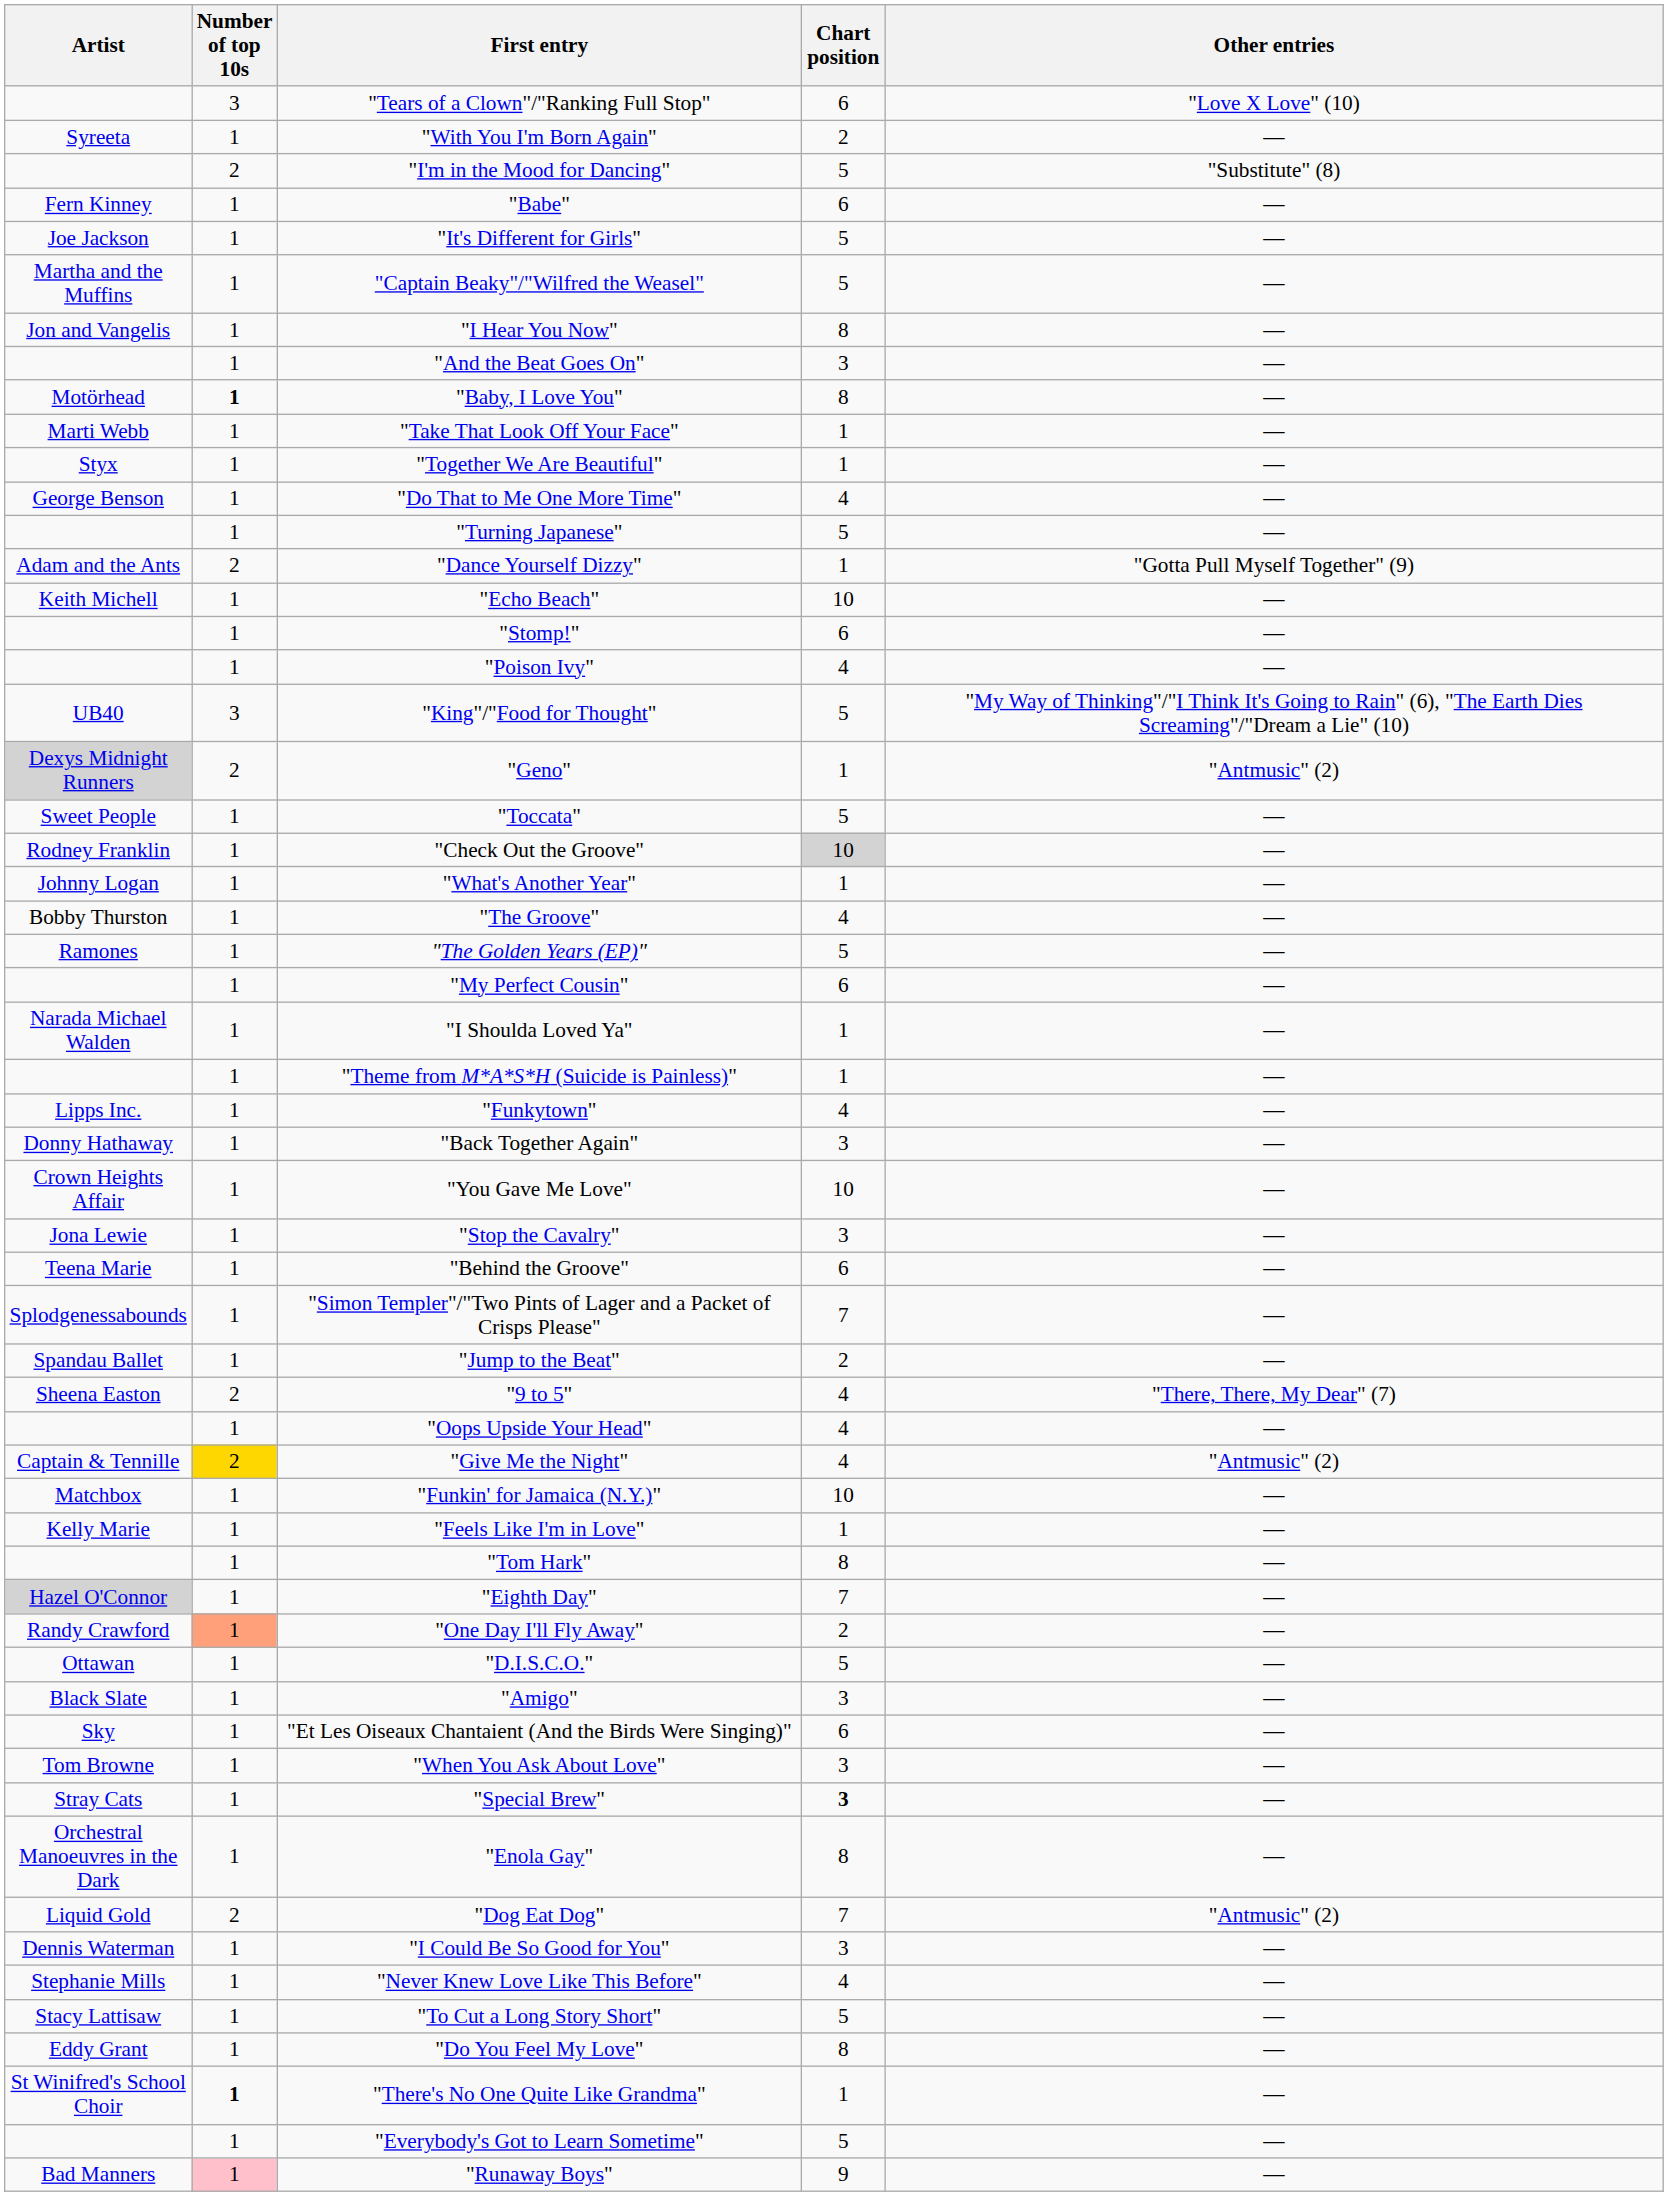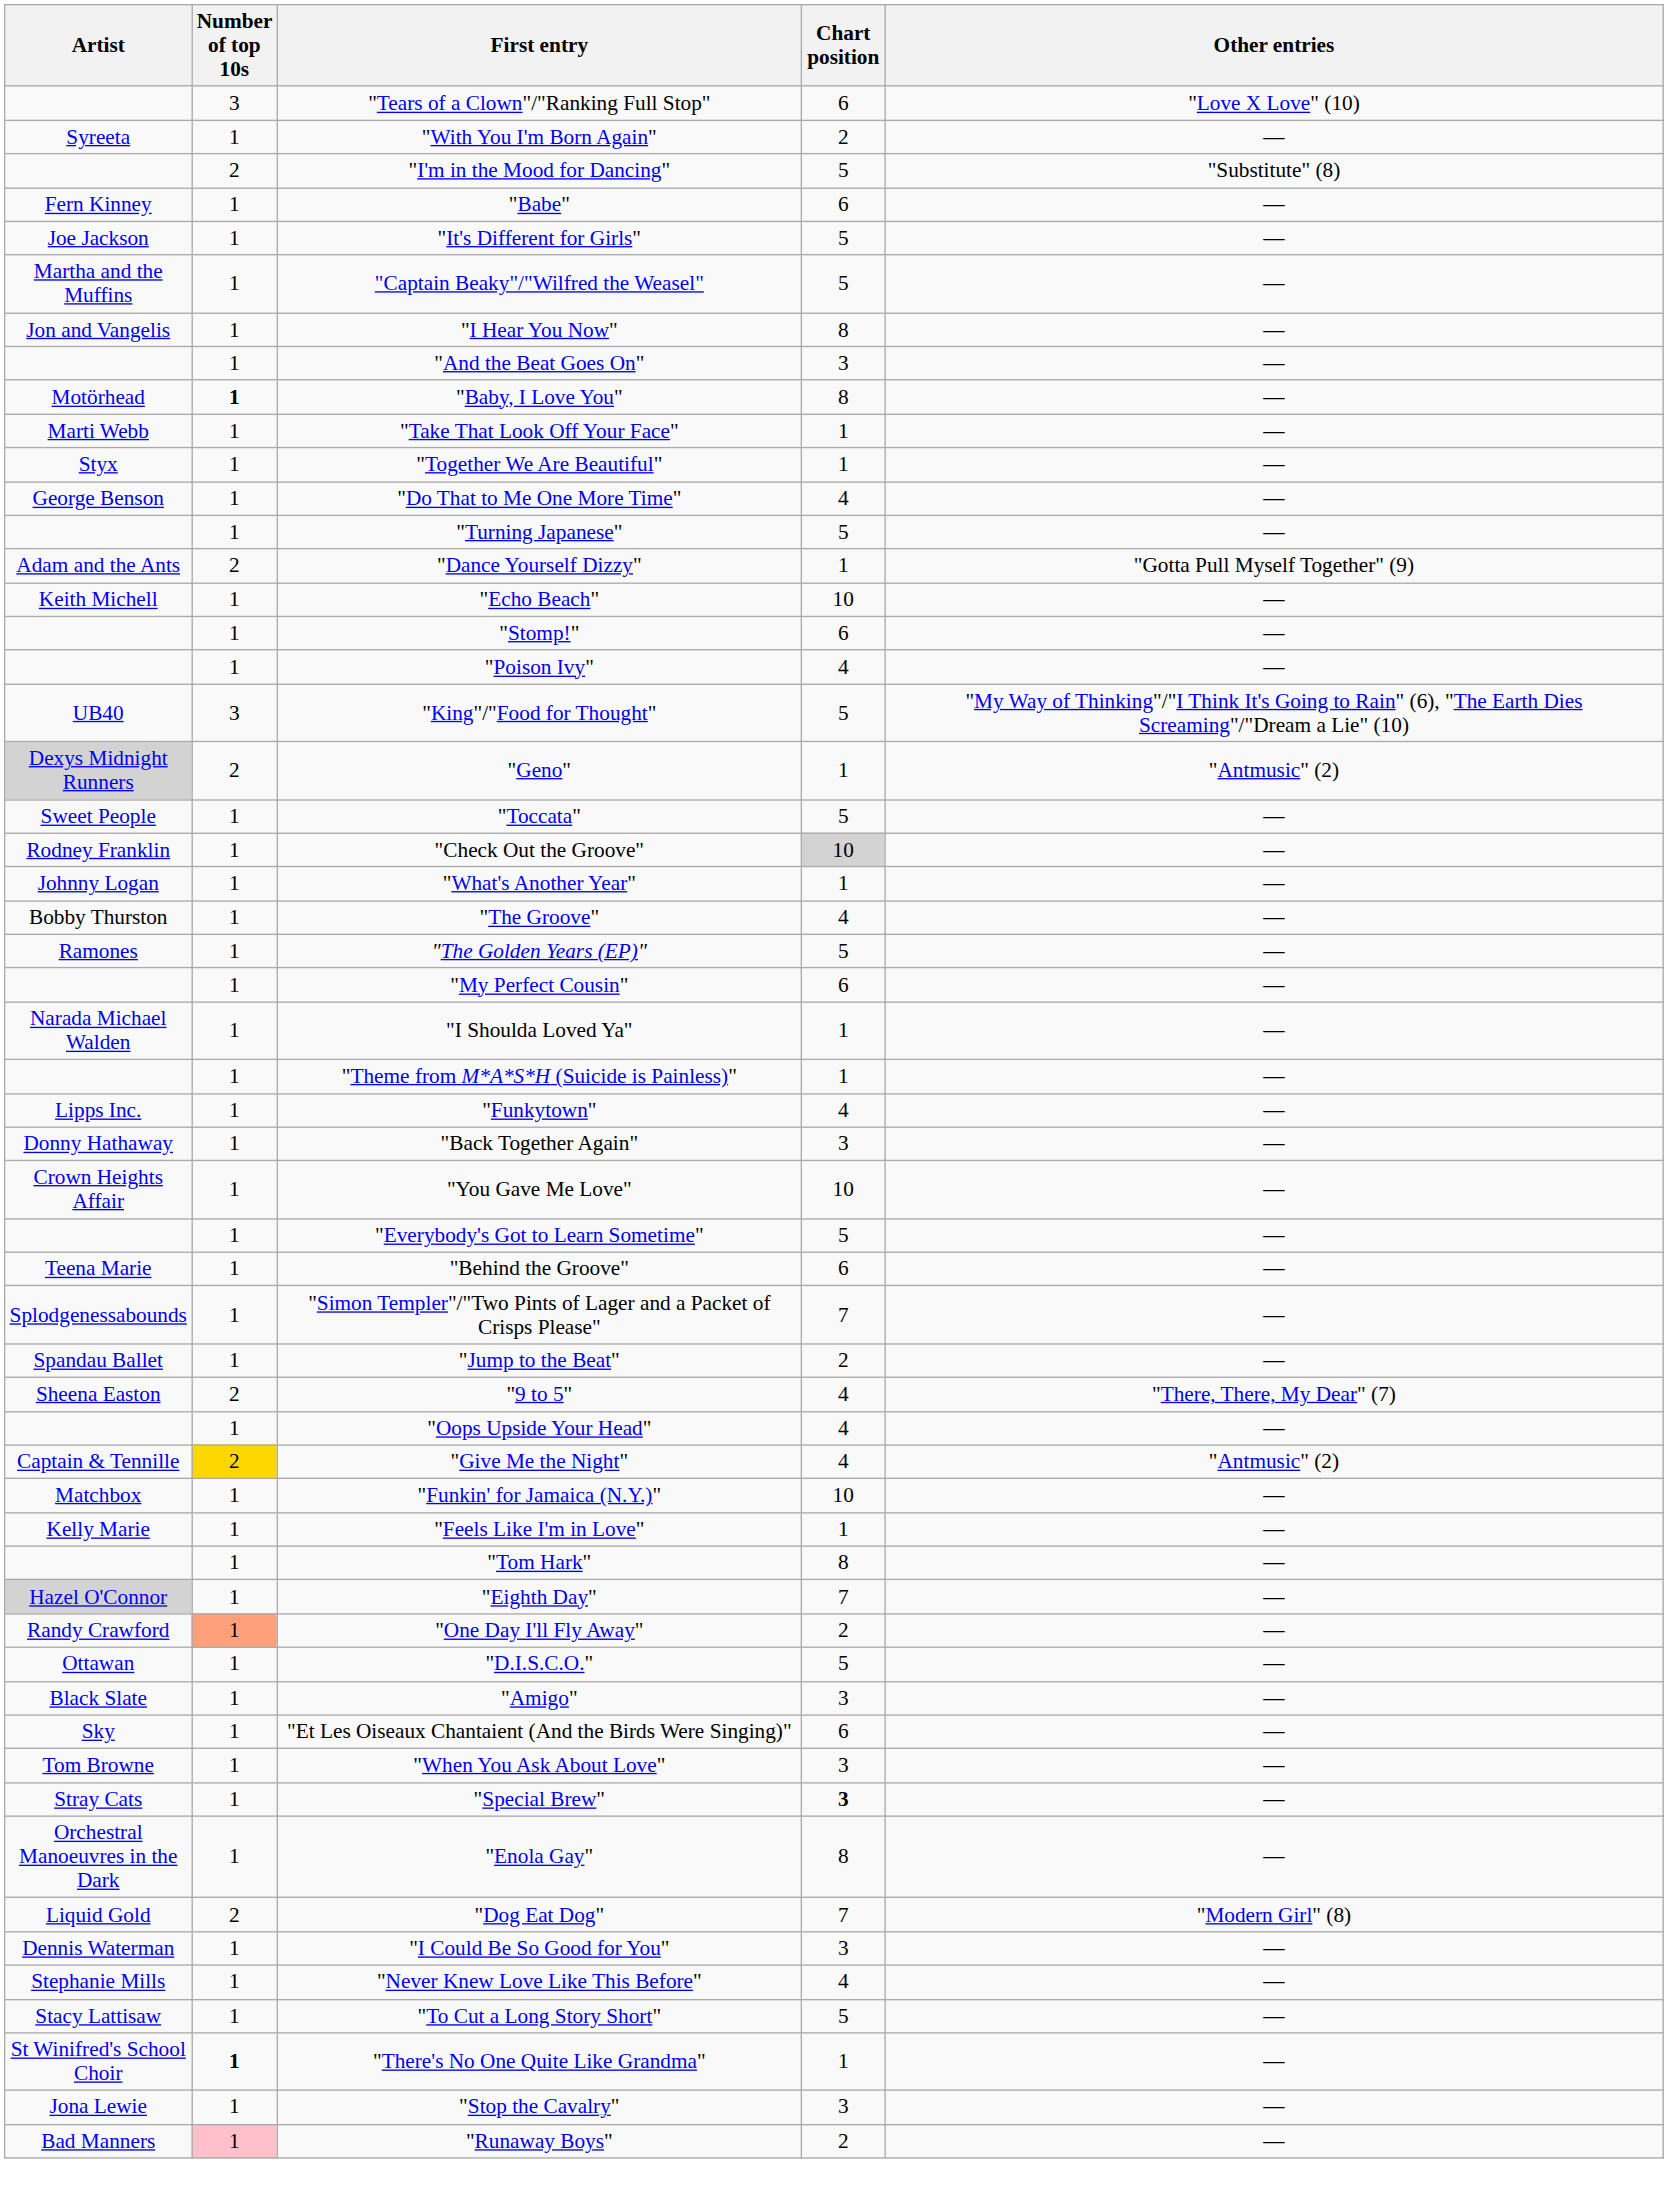rows swapped: (539, 2140) <-> (539, 1235)
(1274, 1914) "Antmusic" (2) -> (1274, 1914) "Modern Girl" (8)
- row: (539, 2049)
(843, 2174) 9 -> (843, 2140) 2
